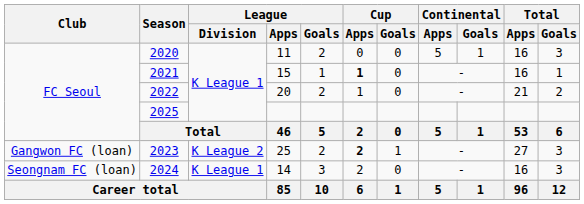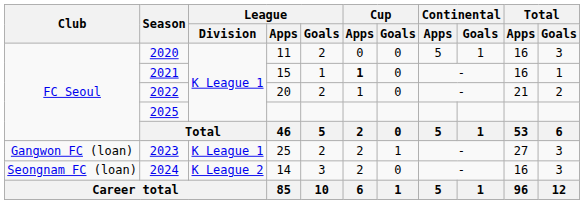(228, 151) K League 2 -> (228, 151) K League 1
(360, 151) bold -> (360, 151) normal
(228, 170) K League 1 -> (228, 170) K League 2
